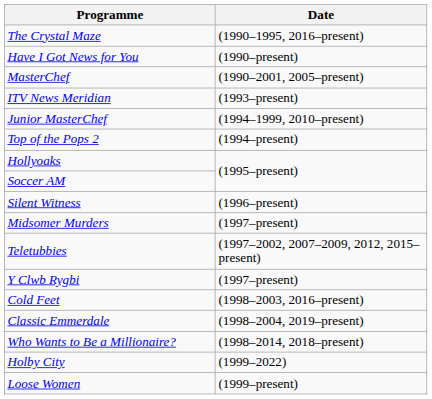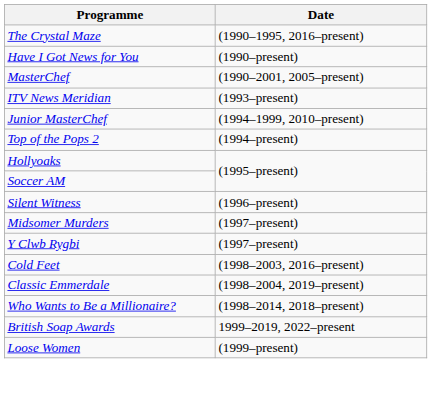- row: (37, 251)
+ row: (61, 327)
- row: (36, 362)
